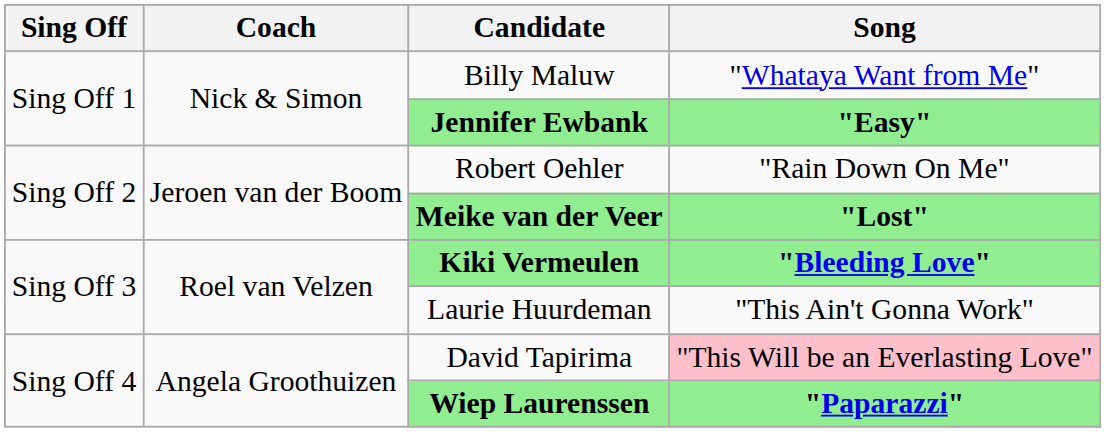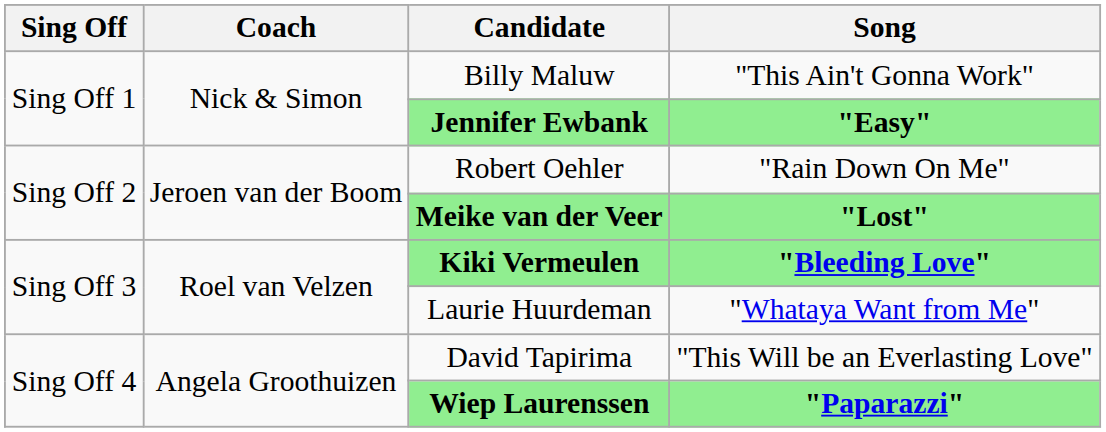(884, 74) "Whataya Want from Me" -> (884, 74) "This Ain't Gonna Work"
(884, 309) "This Ain't Gonna Work" -> (884, 309) "Whataya Want from Me"
(884, 356) pink background -> (884, 356) no background
